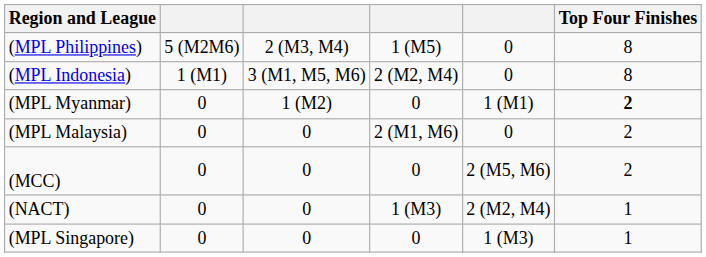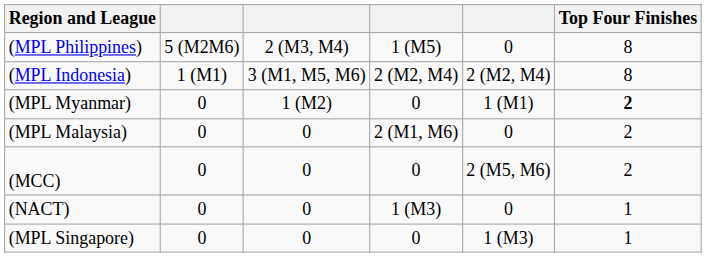(508, 75) 0 -> (508, 75) 2 (M2, M4)
(508, 209) 2 (M2, M4) -> (508, 209) 0
